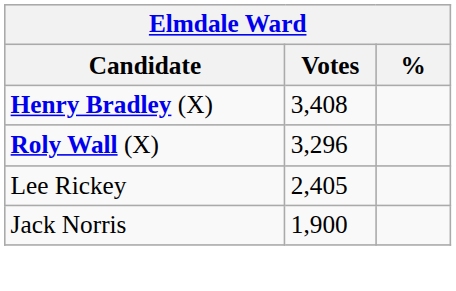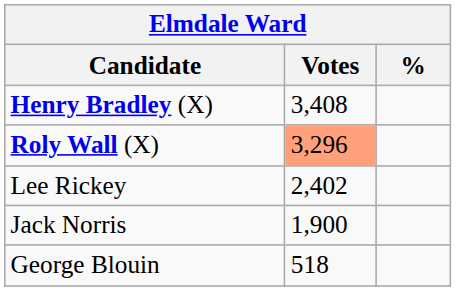(319, 144) no background -> (319, 144) lightsalmon background
(319, 184) 2,405 -> (319, 184) 2,402
+ row: (85, 265)
